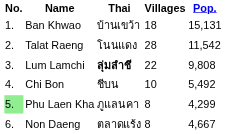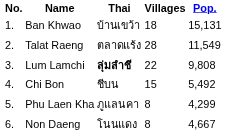(117, 45) โนนแดง -> (119, 45) ตลาดแร้ง
(204, 45) 11,542 -> (204, 45) 11,549
(151, 84) 10 -> (151, 84) 15
(10, 104) lightgreen background -> (10, 104) no background
(119, 124) ตลาดแร้ง -> (117, 124) โนนแดง
